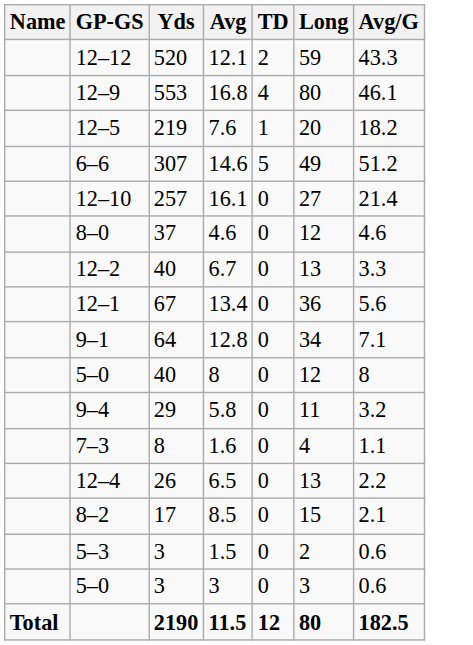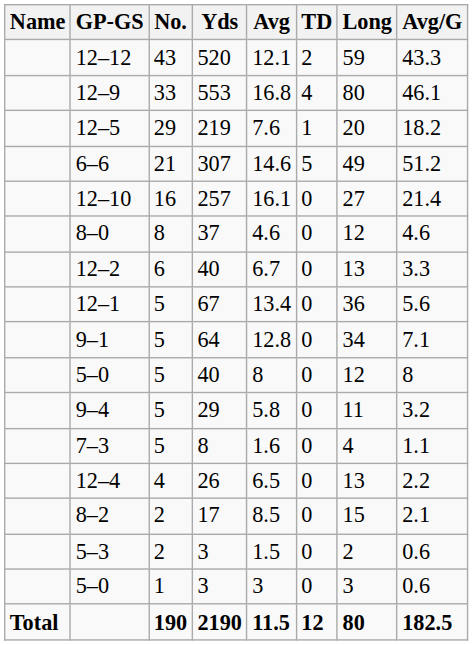+ column: (171, 22)
